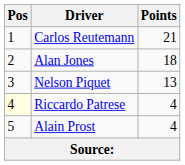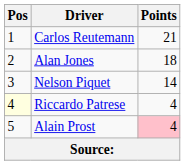(170, 82) 13 -> (170, 82) 14
(173, 127) no background -> (173, 127) pink background
